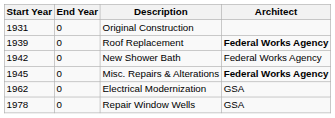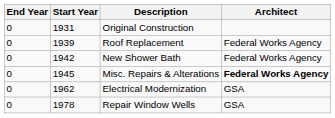columns swapped: (29, 12) <-> (77, 12)
(276, 43) bold -> (273, 43) normal
